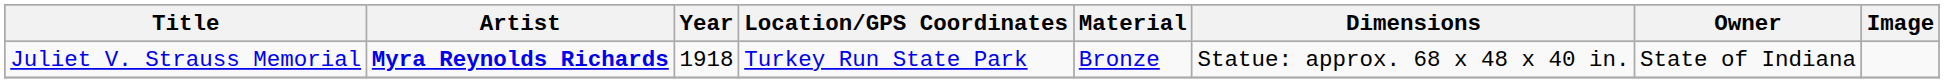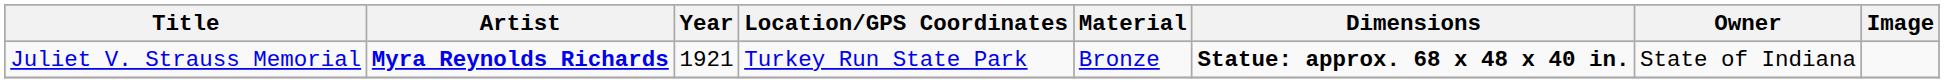(706, 60) 1918 -> (706, 60) 1921
(1413, 60) normal -> (1413, 60) bold
